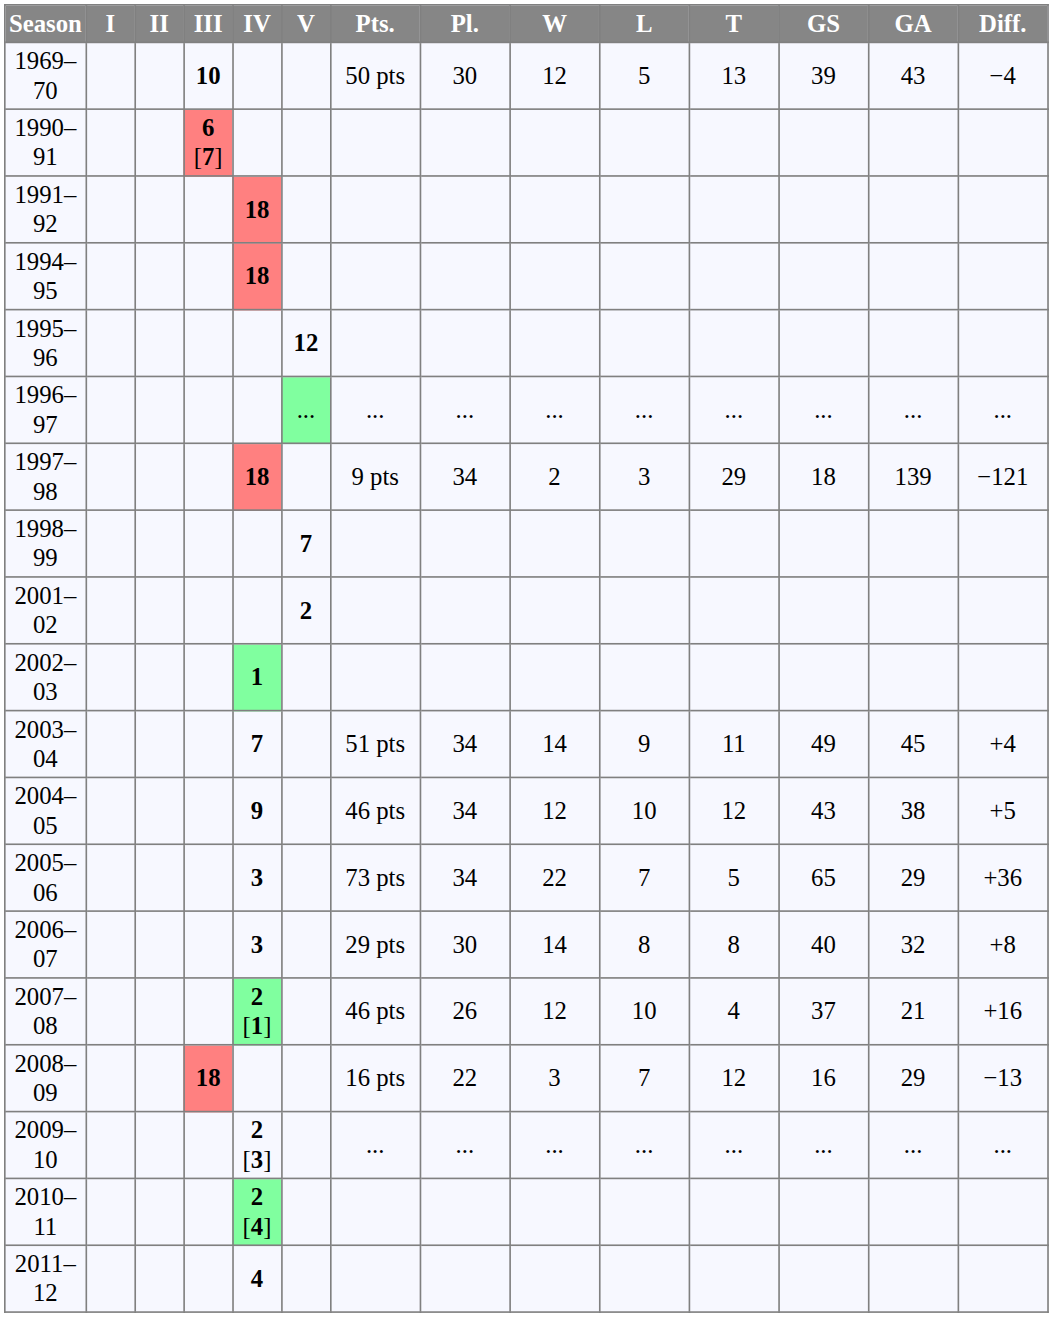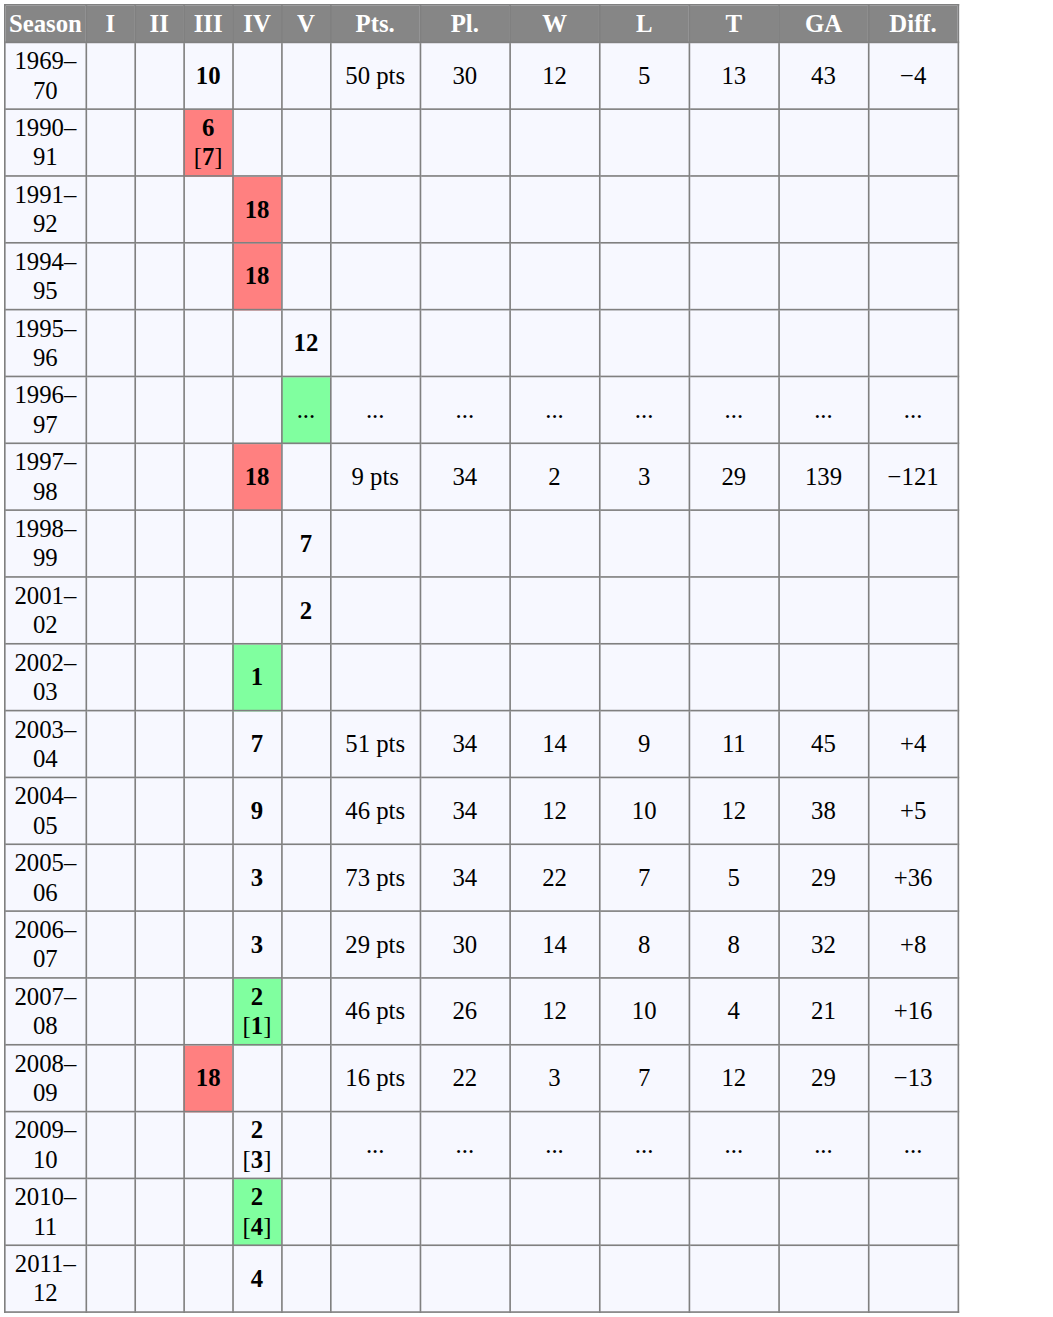- column: (823, 23)
